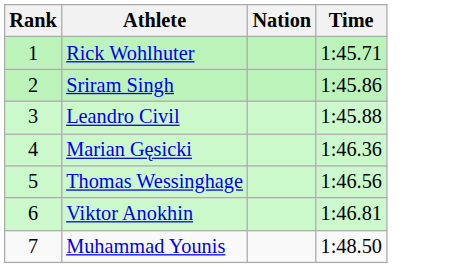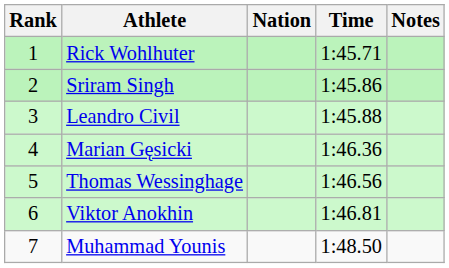+ column: (416, 20)
